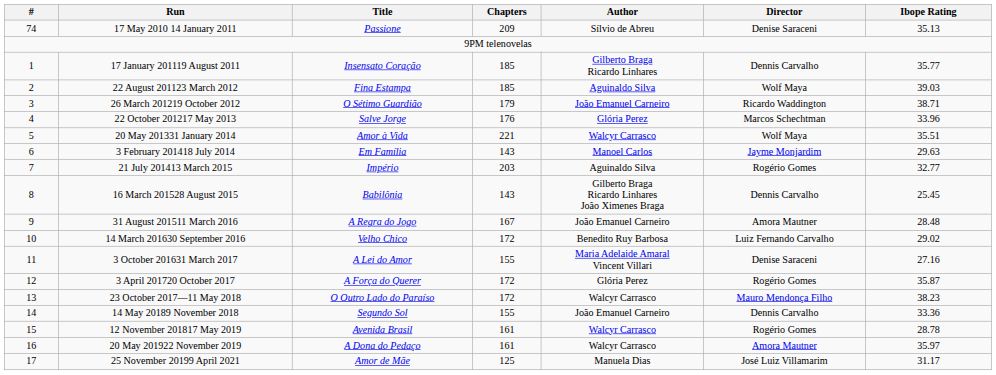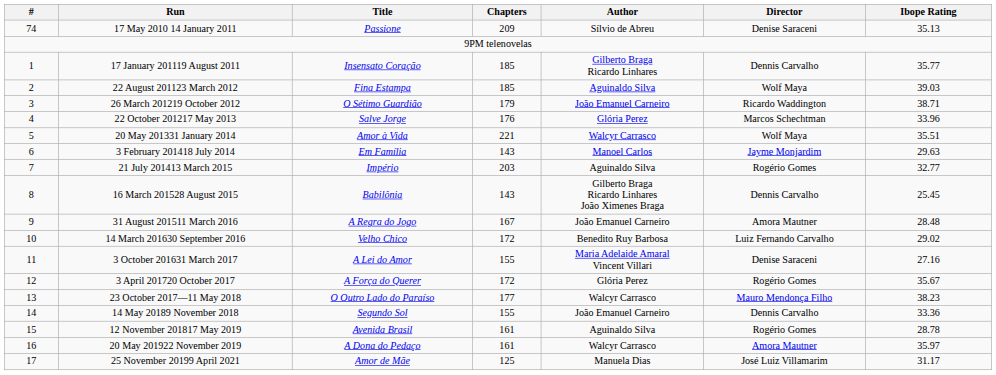(928, 281) 35.87 -> (928, 281) 35.67
(507, 297) 172 -> (507, 297) 177
(622, 329) Walcyr Carrasco -> (622, 329) Aguinaldo Silva
